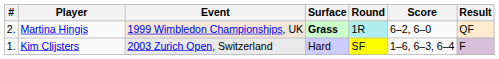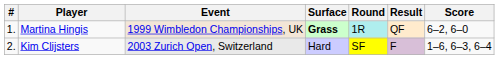columns swapped: (422, 12) <-> (475, 12)
(11, 29) 2. -> (11, 29) 1.
(11, 46) 1. -> (11, 46) 2.
